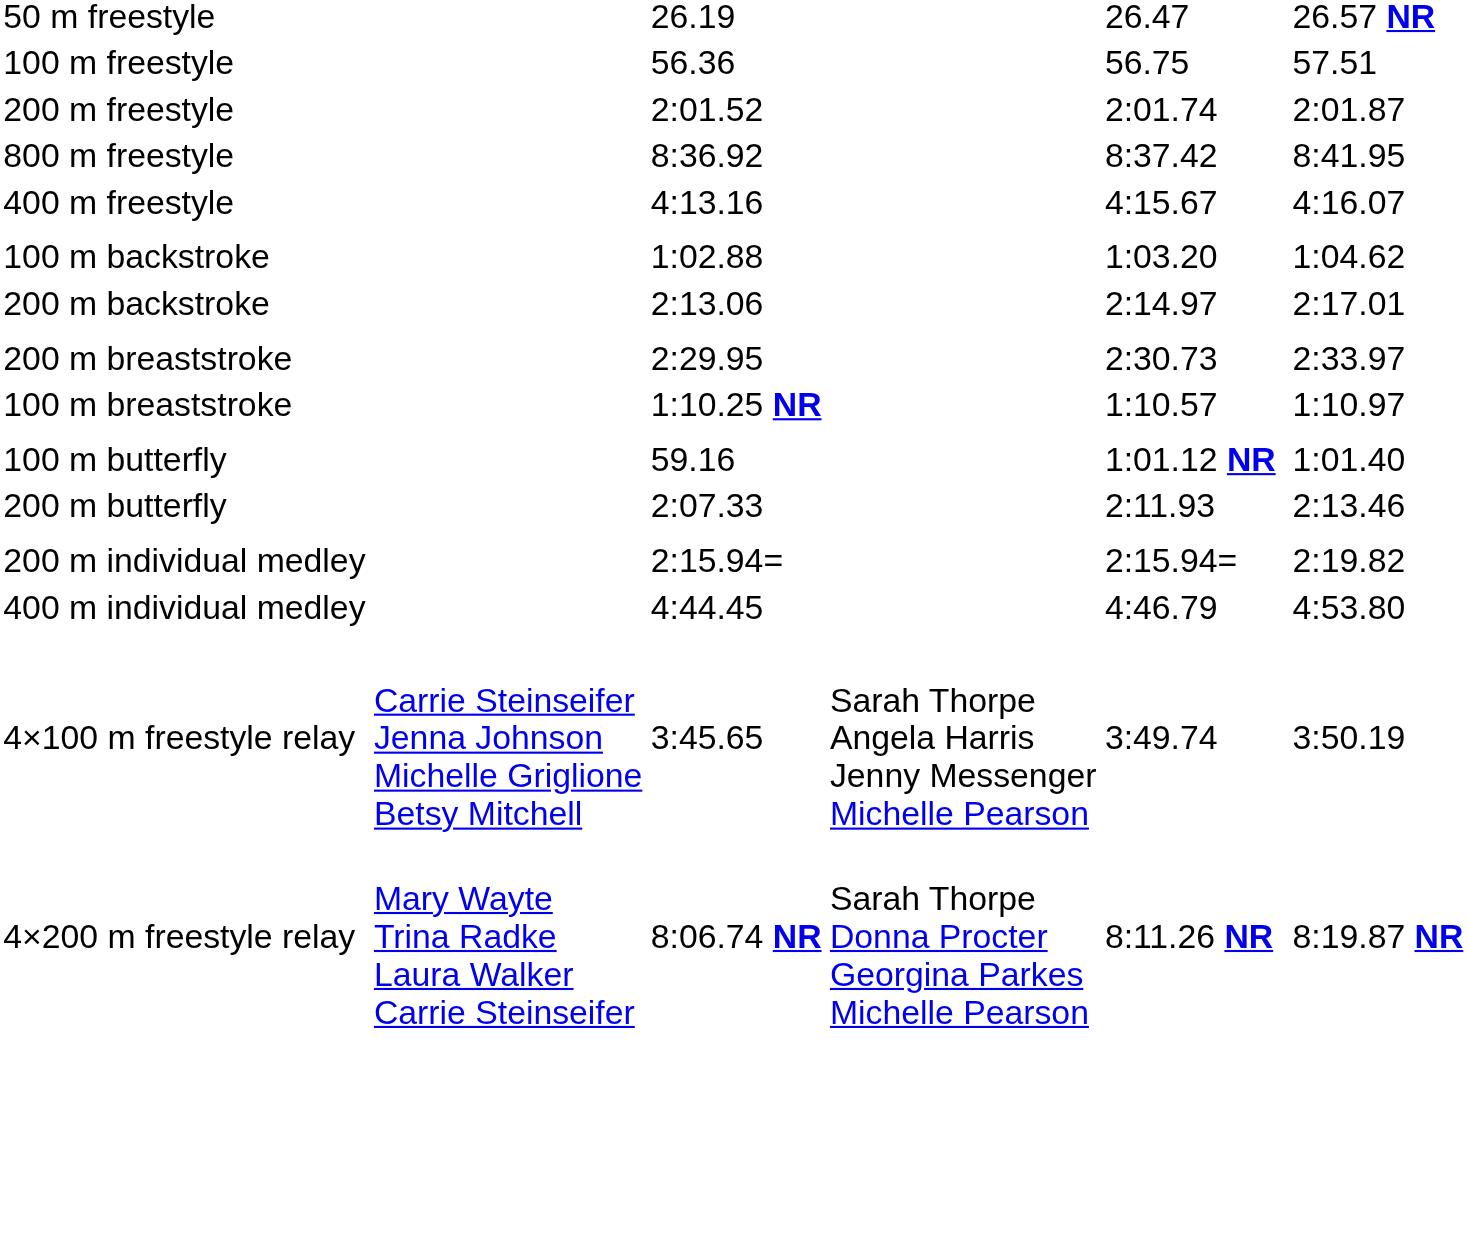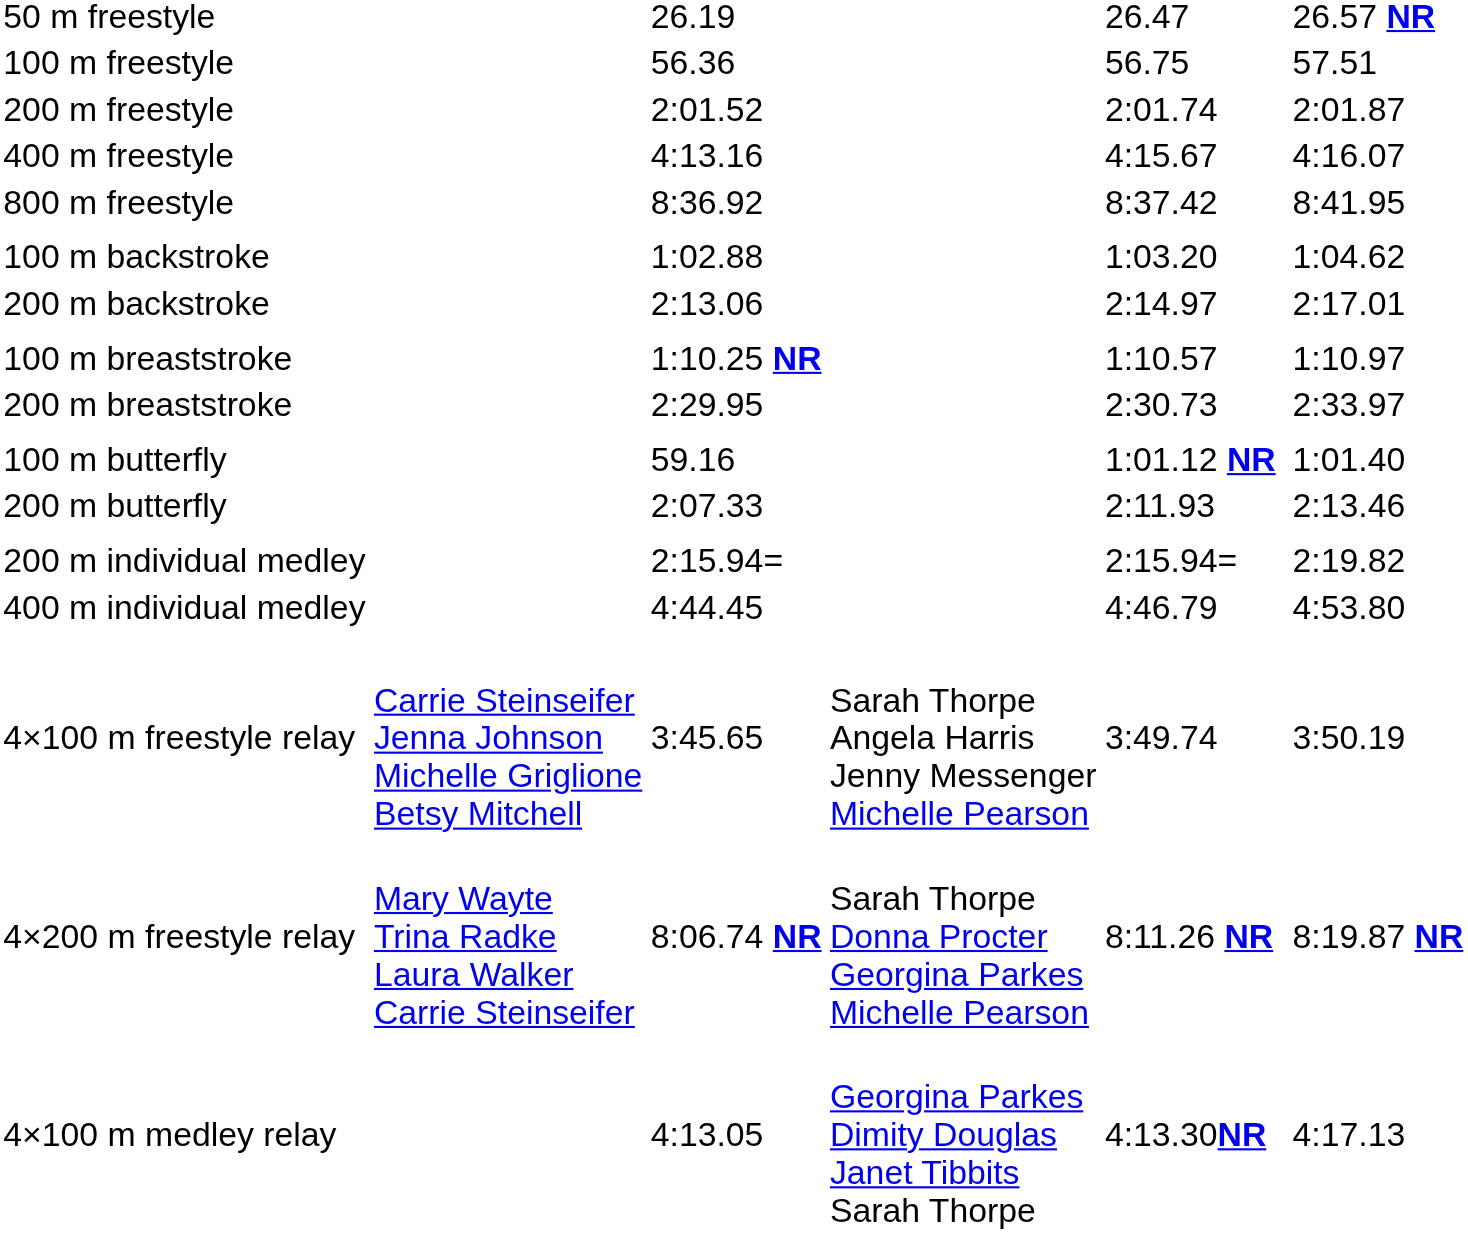rows swapped: (119, 202) <-> (119, 156)
rows swapped: (148, 405) <-> (148, 358)
+ row: (170, 1135)
